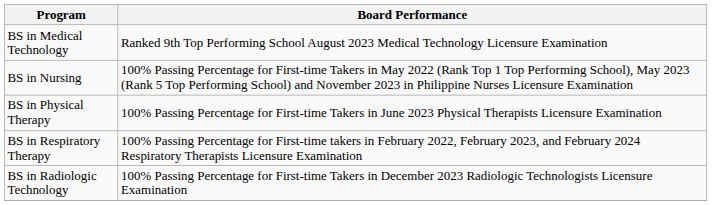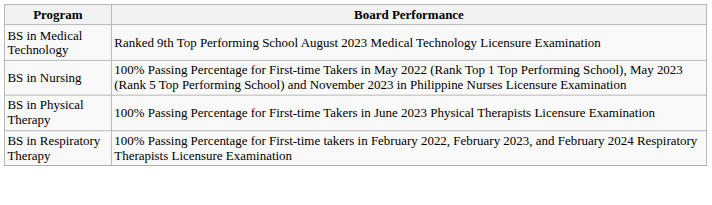- row: (52, 183)
